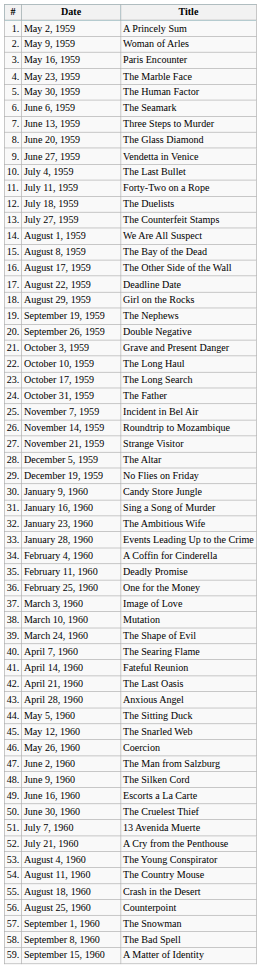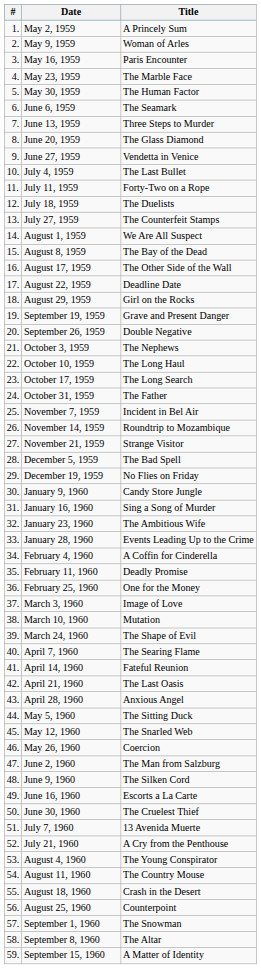(151, 316) The Nephews -> (176, 316) Grave and Present Danger
(176, 348) Grave and Present Danger -> (151, 348) The Nephews
(142, 460) The Altar -> (152, 460) The Bad Spell
(152, 939) The Bad Spell -> (142, 939) The Altar
